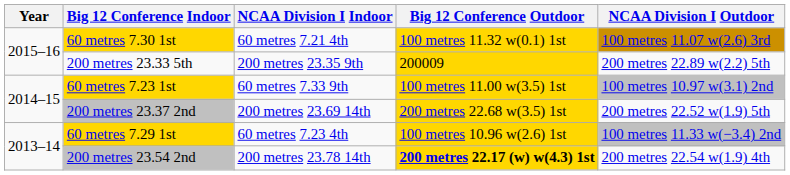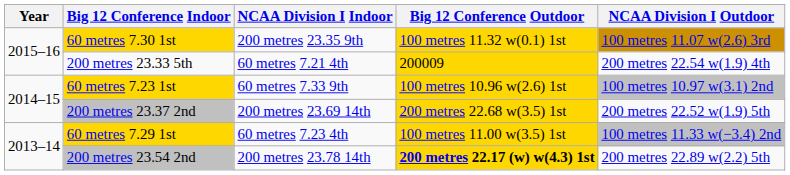(293, 39) 60 metres 7.21 4th -> (300, 39) 200 metres 23.35 9th
(300, 63) 200 metres 23.35 9th -> (293, 63) 60 metres 7.21 4th
(686, 63) 200 metres 22.89 w(2.2) 5th -> (686, 63) 200 metres 22.54 w(1.9) 4th
(483, 87) 100 metres 11.00 w(3.5) 1st -> (483, 87) 100 metres 10.96 w(2.6) 1st
(483, 134) 100 metres 10.96 w(2.6) 1st -> (483, 134) 100 metres 11.00 w(3.5) 1st
(686, 157) 200 metres 22.54 w(1.9) 4th -> (686, 157) 200 metres 22.89 w(2.2) 5th
